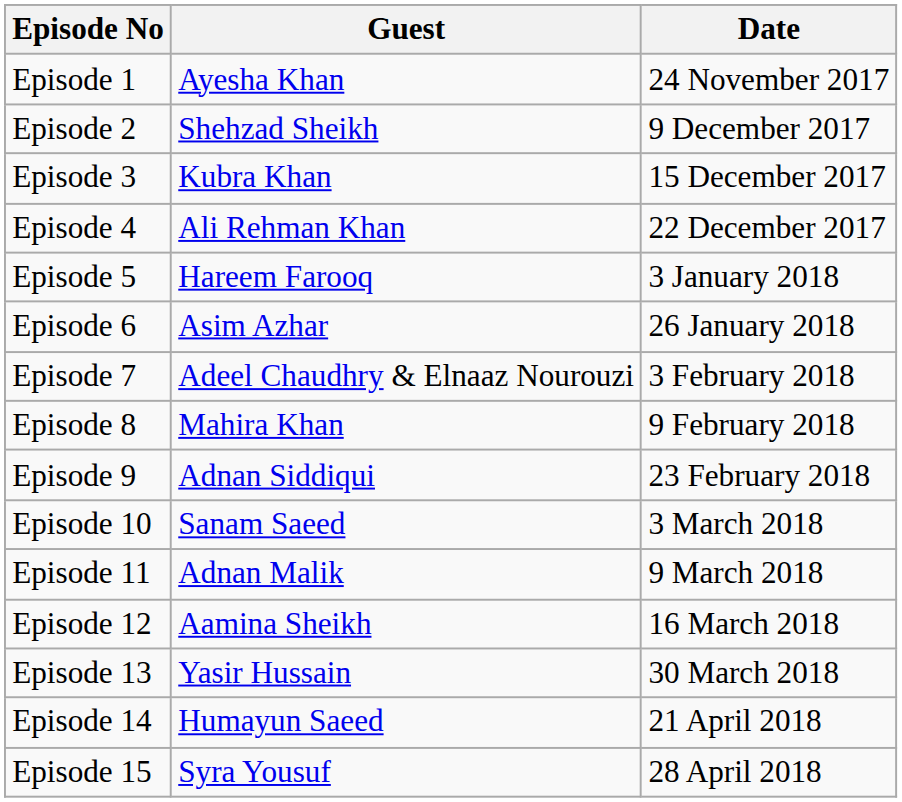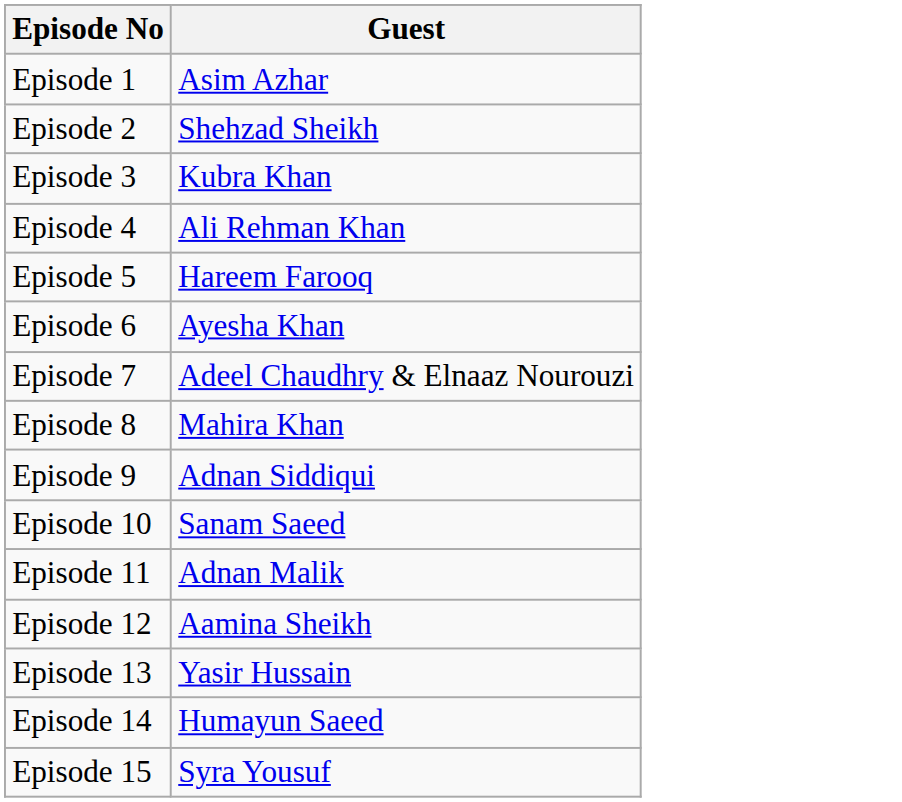- column: (769, 29)
(261, 78) Ayesha Khan -> (253, 78) Asim Azhar
(253, 326) Asim Azhar -> (261, 326) Ayesha Khan
